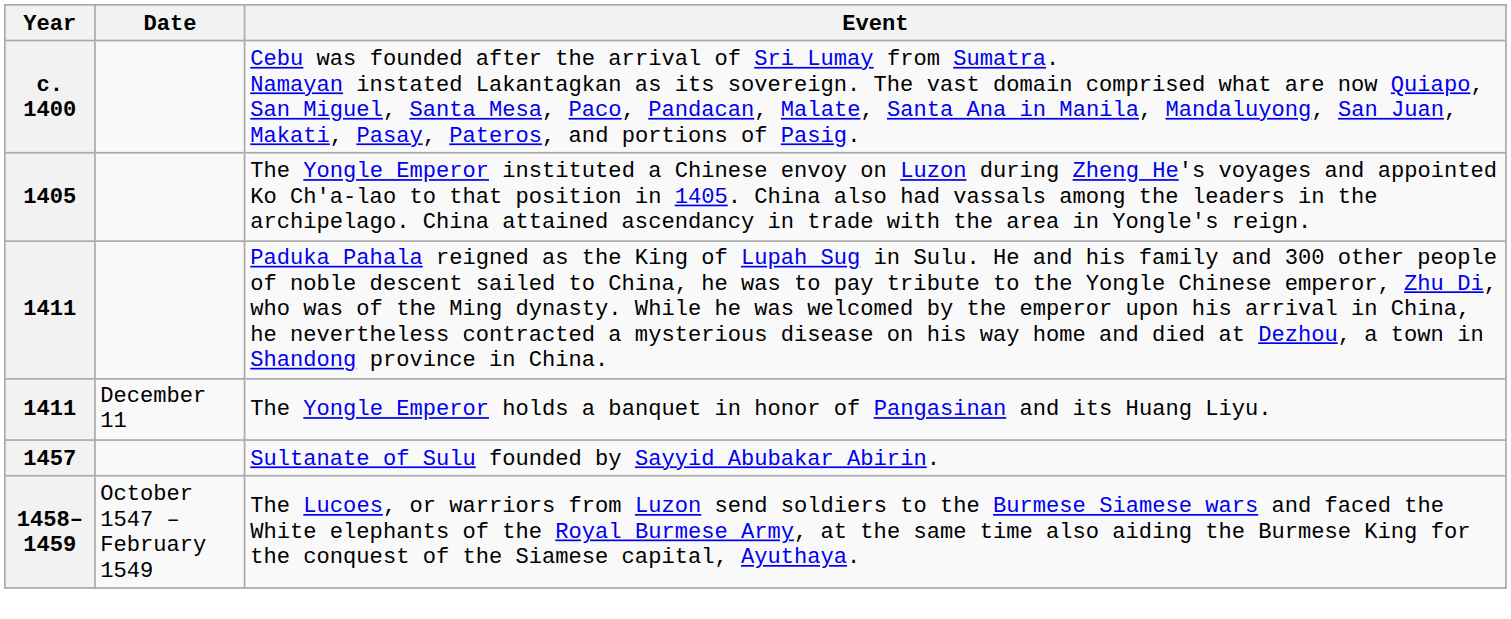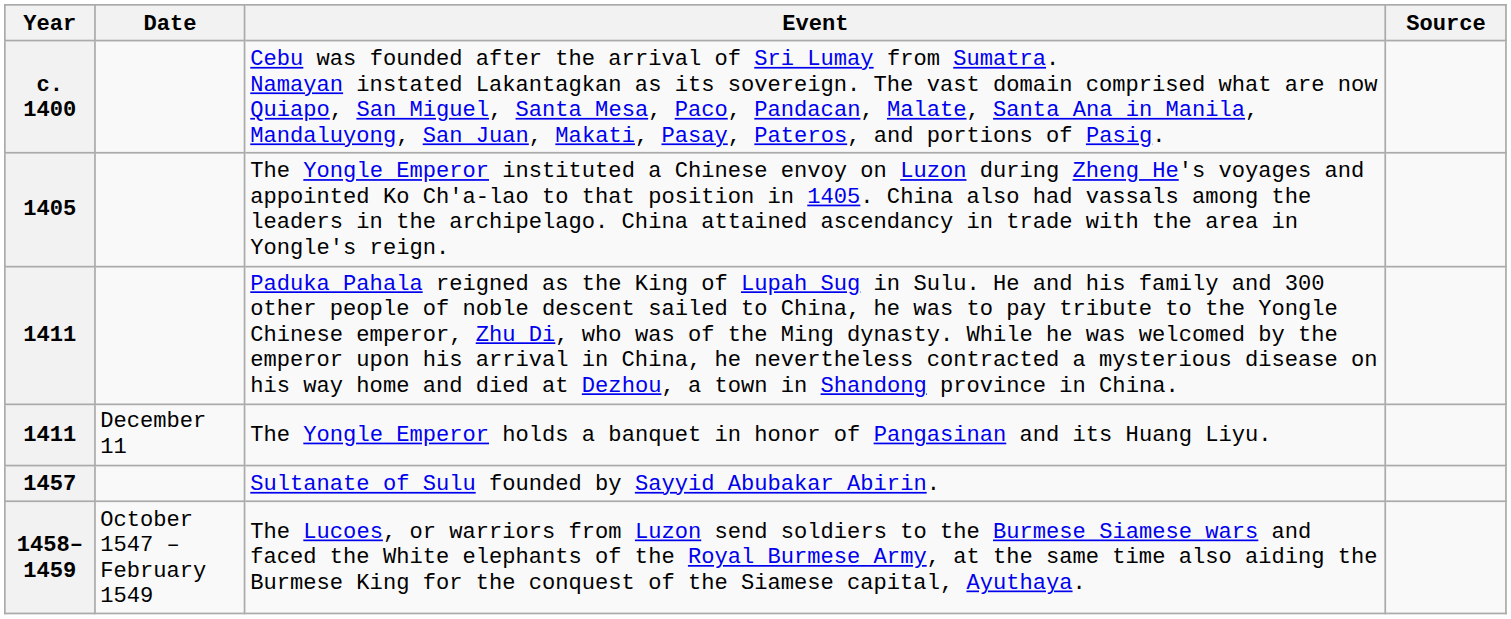+ column: (1446, 23)
